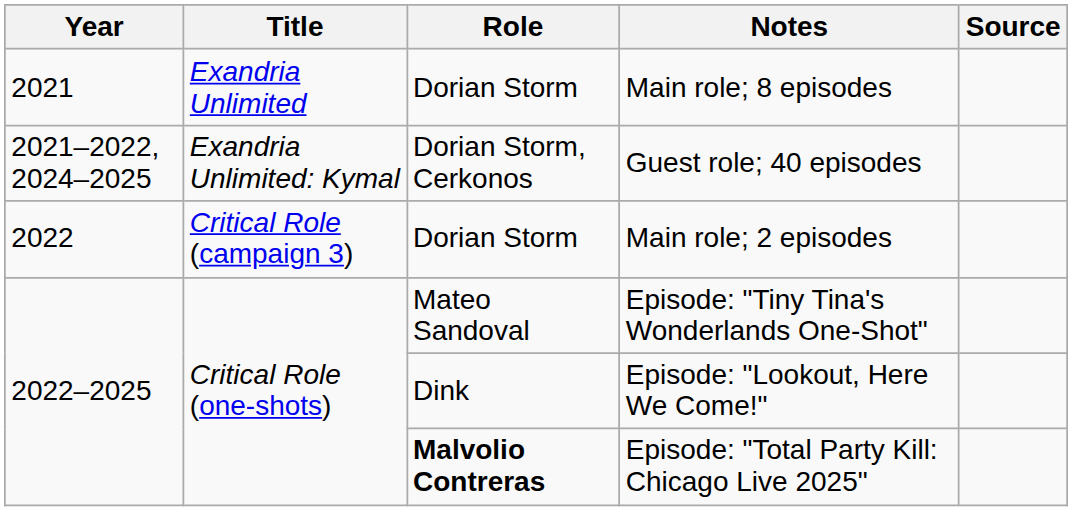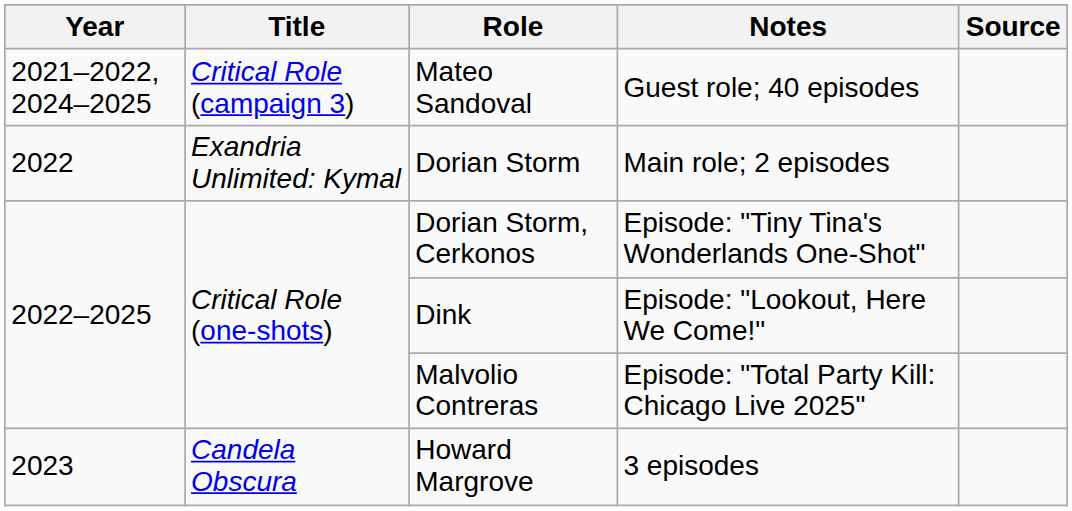- row: (759, 86)
(295, 162) Exandria Unlimited: Kymal -> (273, 86) Critical Role (campaign 3)
(499, 162) Dorian Storm, Cerkonos -> (474, 86) Mateo Sandoval
(272, 238) Critical Role (campaign 3) -> (296, 162) Exandria Unlimited: Kymal
(471, 314) Mateo Sandoval -> (502, 238) Dorian Storm, Cerkonos
(479, 466) bold -> (477, 390) normal
+ row: (691, 466)
